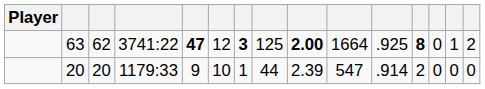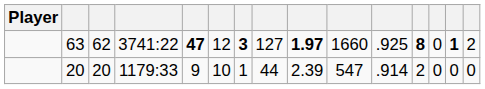(269, 44) 125 -> (269, 44) 127
(307, 44) 2.00 -> (307, 44) 1.97
(349, 44) 1664 -> (349, 44) 1660
(454, 44) normal -> (454, 44) bold
